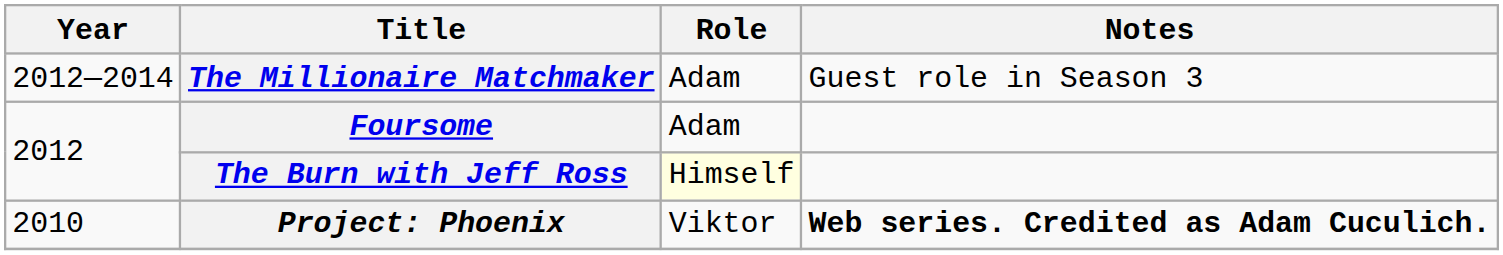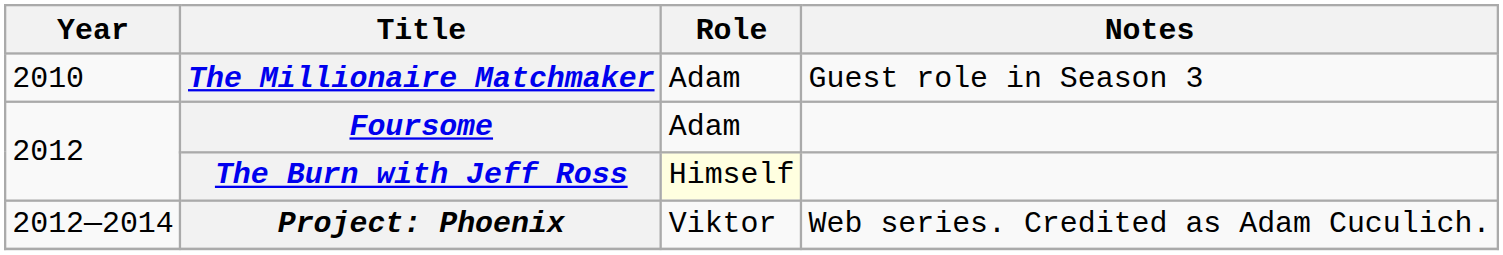(93, 78) 2012—2014 -> (48, 78) 2010
(48, 224) 2010 -> (93, 224) 2012—2014
(1150, 224) bold -> (1150, 224) normal
